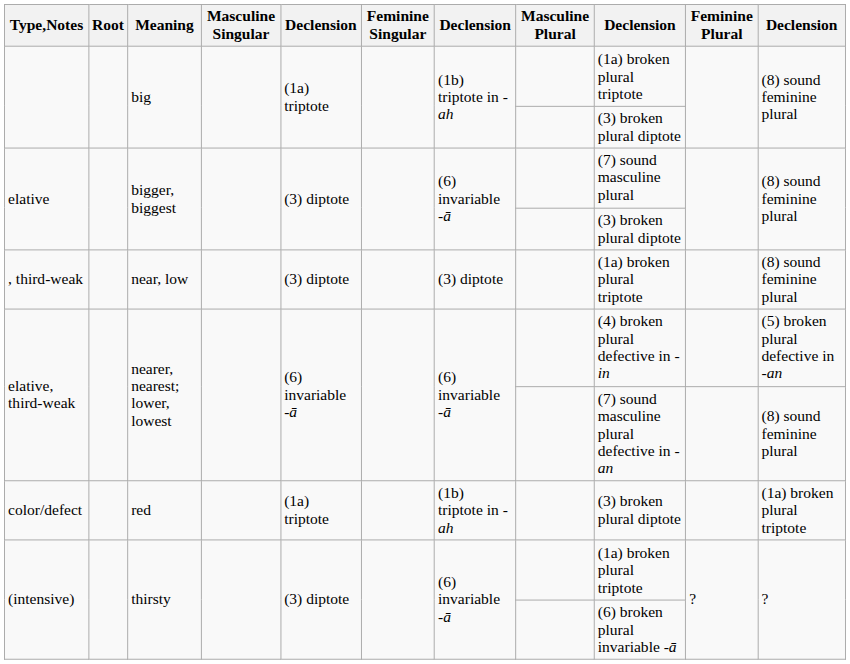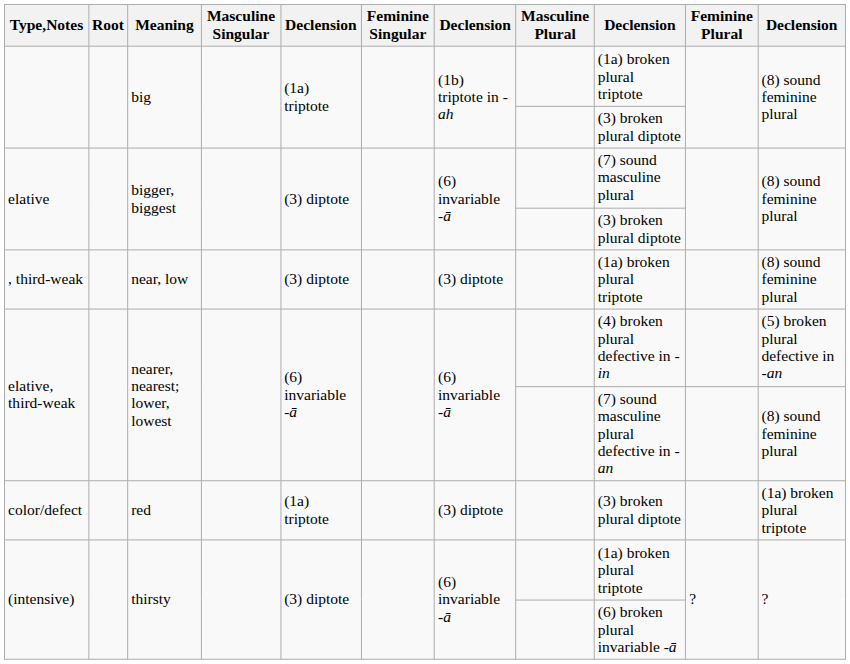(473, 510) (1b) triptote in -ah -> (471, 510) (3) diptote
